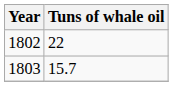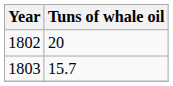(56, 42) 22 -> (56, 42) 20
